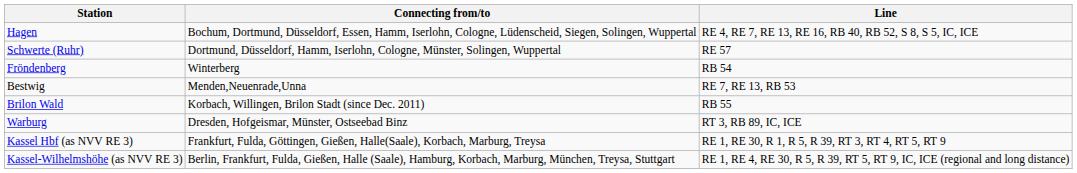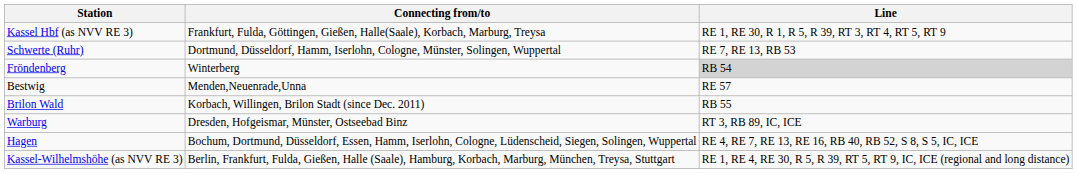rows swapped: (22, 31) <-> (70, 141)
(716, 50) RE 57 -> (749, 50) RE 7, RE 13, RB 53
(717, 68) no background -> (717, 68) lightgrey background
(749, 86) RE 7, RE 13, RB 53 -> (716, 86) RE 57
